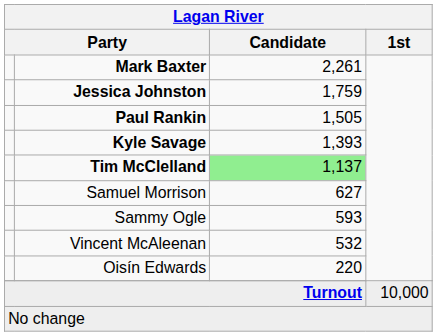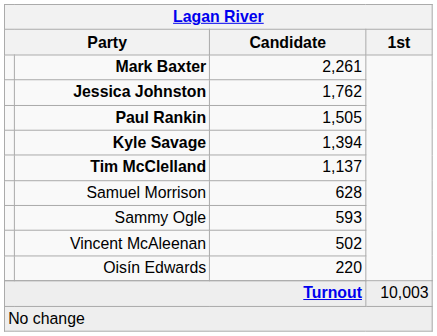(342, 92) 1,759 -> (342, 92) 1,762
(342, 142) 1,393 -> (342, 142) 1,394
(342, 167) lightgreen background -> (342, 167) no background
(349, 192) 627 -> (349, 192) 628
(349, 243) 532 -> (349, 243) 502
(404, 293) 10,000 -> (404, 293) 10,003
